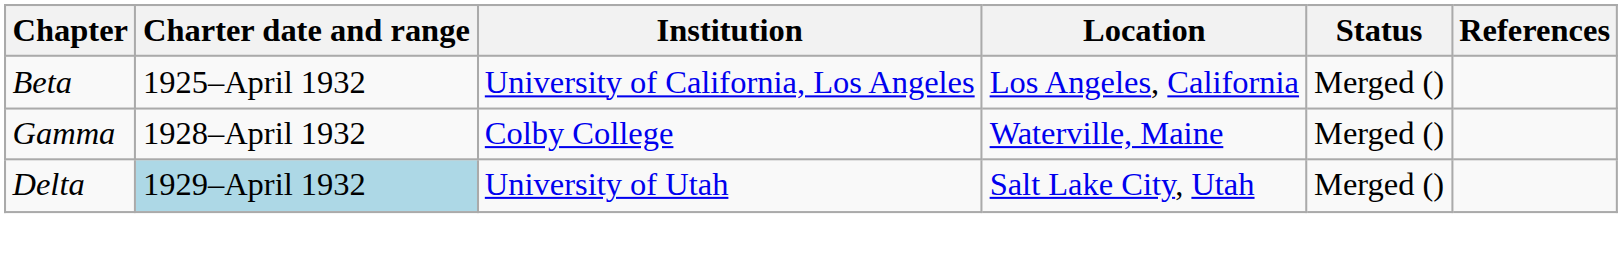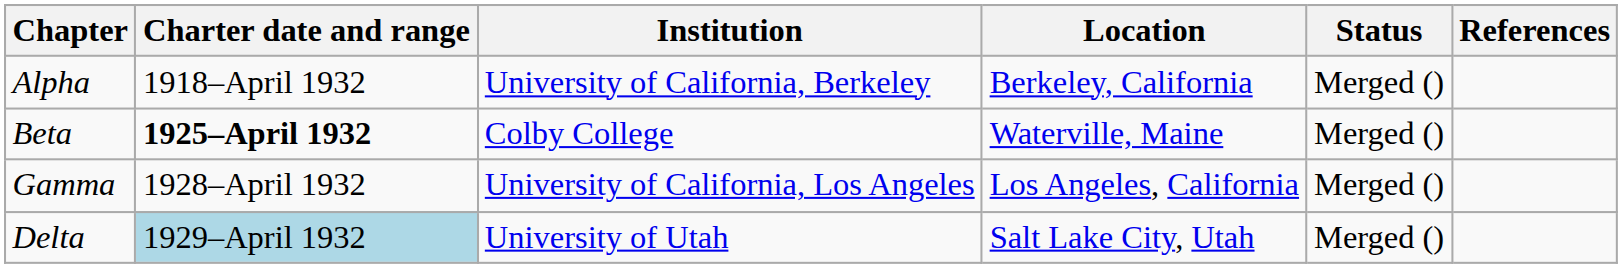+ row: (51, 81)
(254, 81) normal -> (257, 133) bold
(730, 81) University of California, Los Angeles -> (579, 133) Colby College
(1144, 81) Los Angeles, California -> (1106, 133) Waterville, Maine
(579, 133) Colby College -> (730, 184) University of California, Los Angeles
(1106, 133) Waterville, Maine -> (1144, 184) Los Angeles, California
